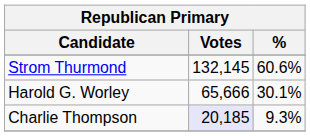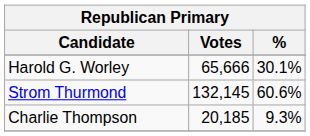rows swapped: (67, 68) <-> (69, 93)
(225, 118) lavender background -> (225, 118) no background
